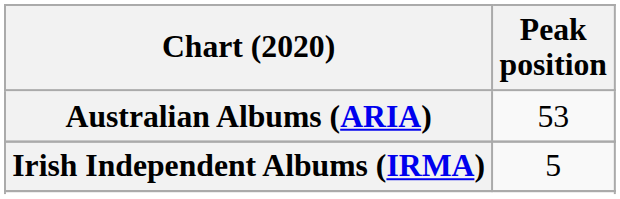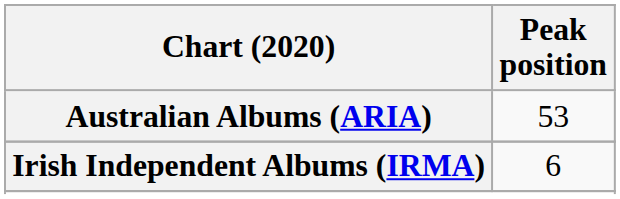(553, 165) 5 -> (553, 165) 6
